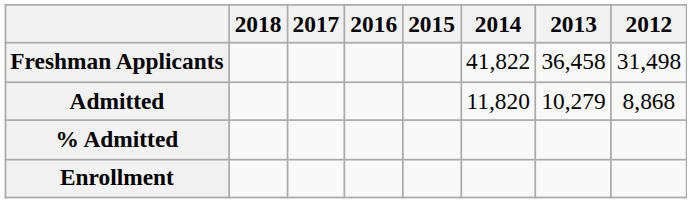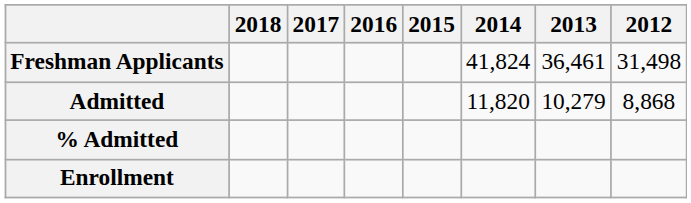(498, 62) 41,822 -> (498, 62) 41,824
(574, 62) 36,458 -> (574, 62) 36,461
